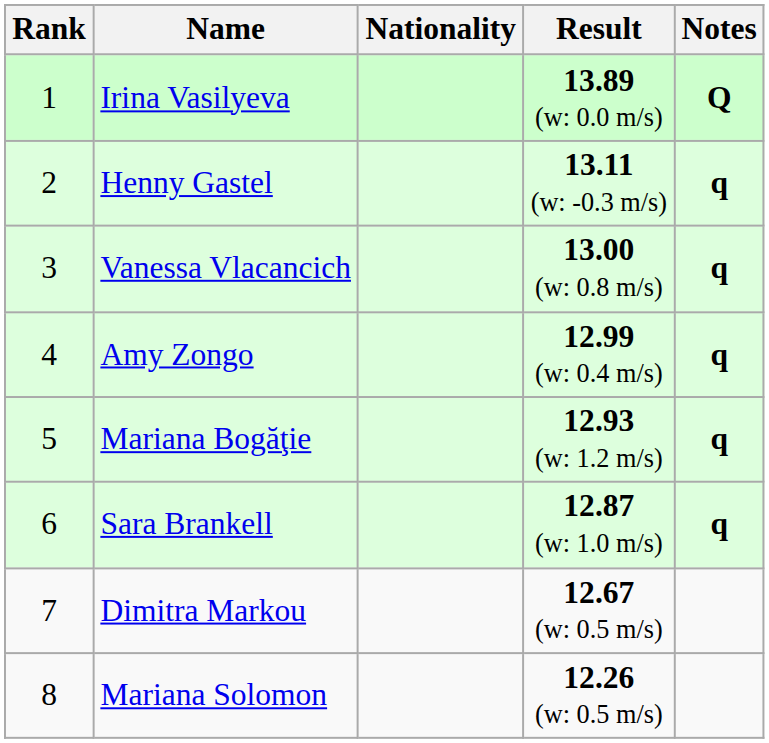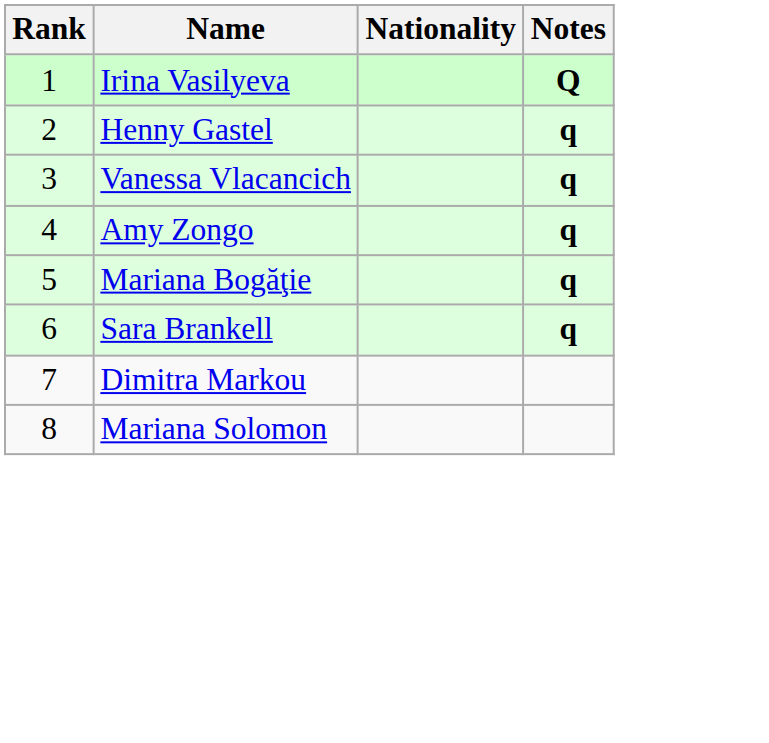- column: (599, 29)
